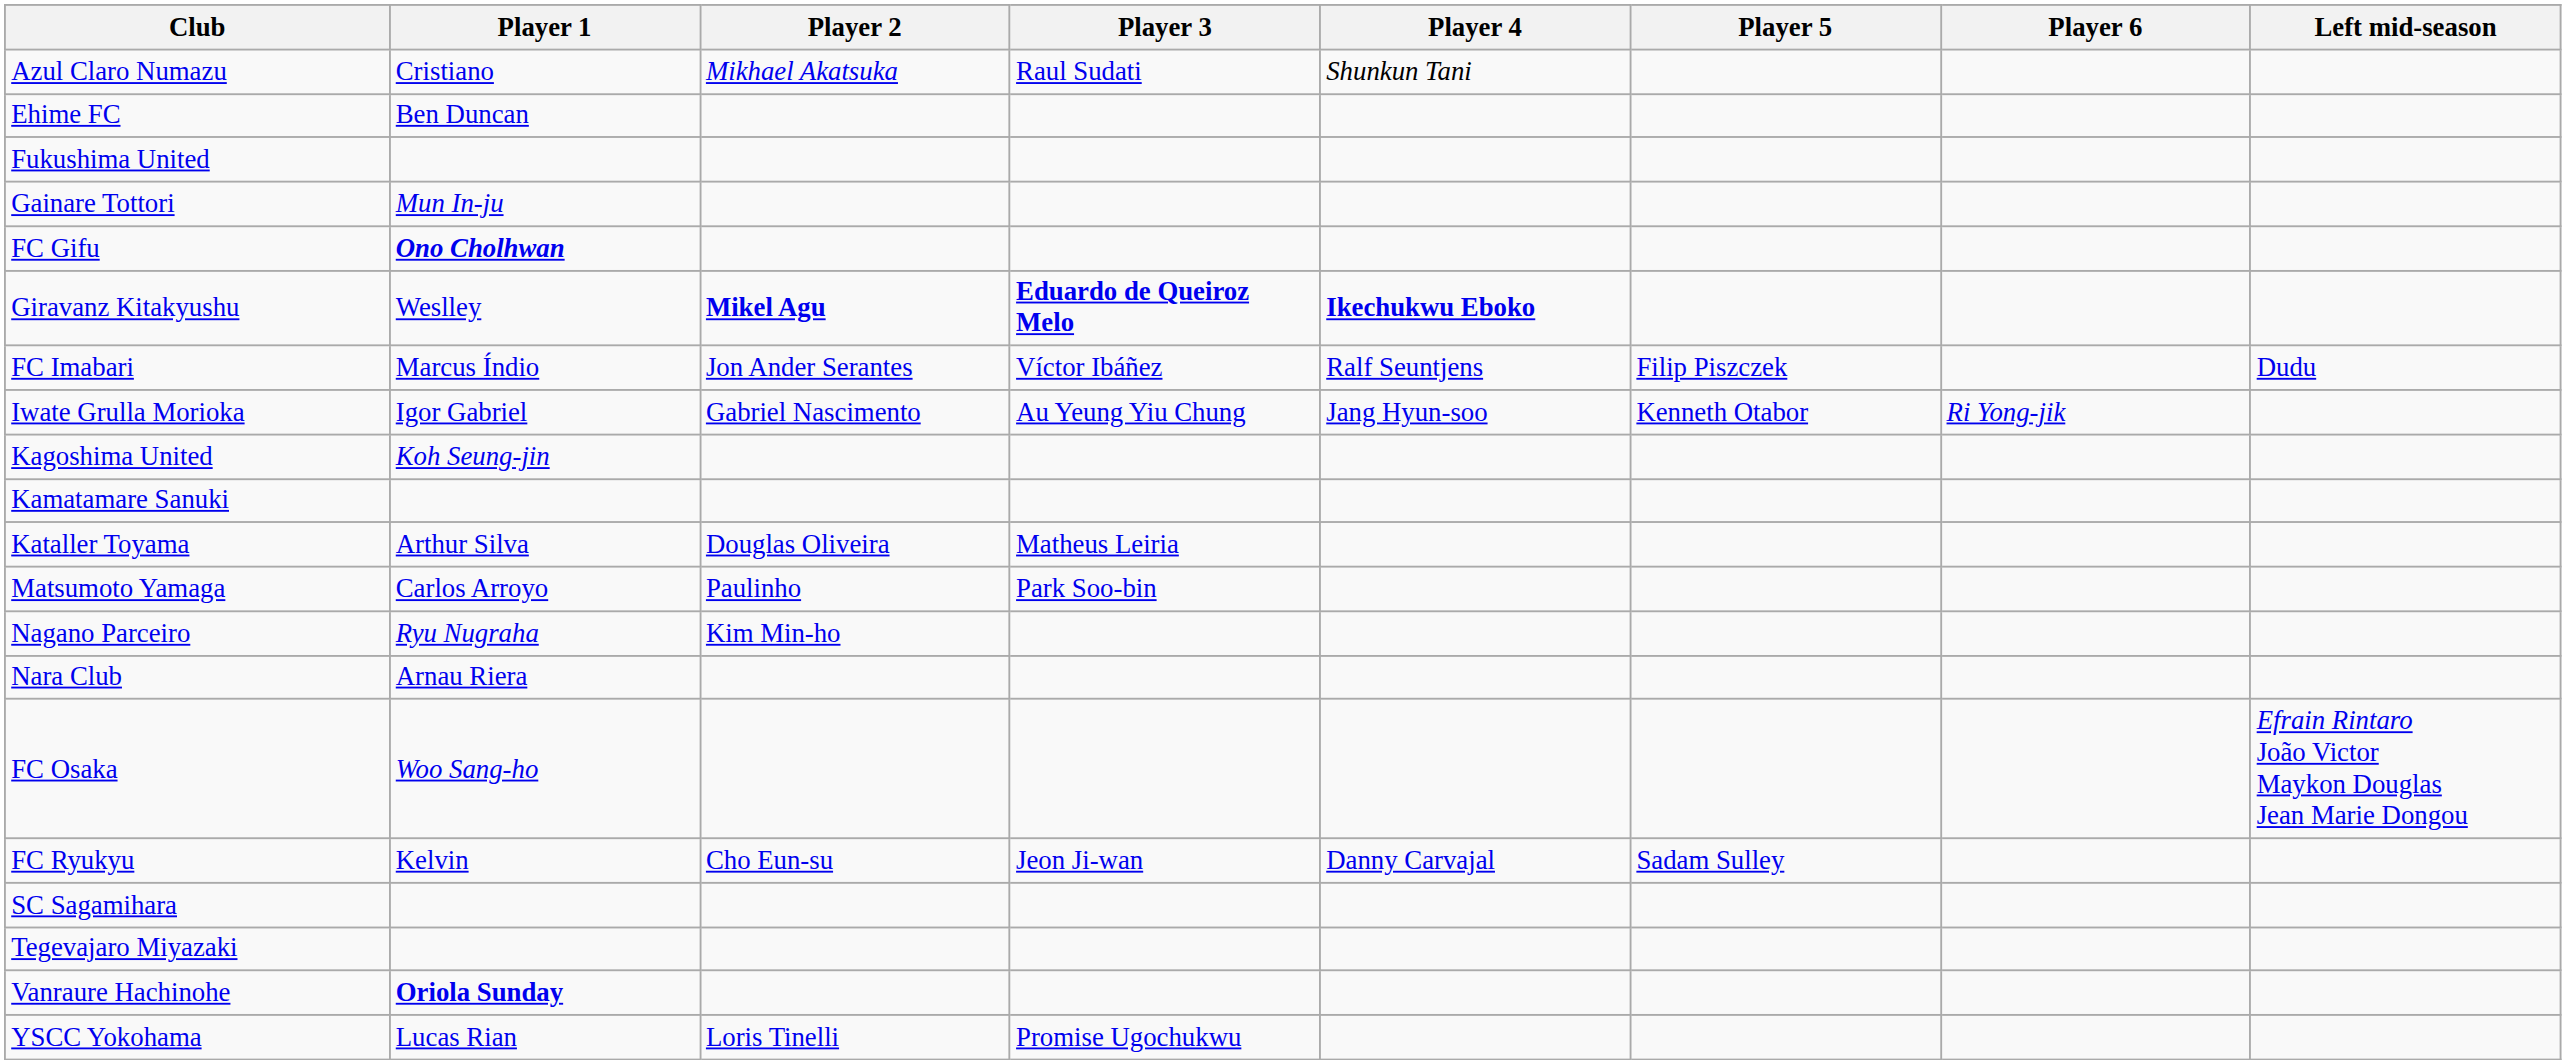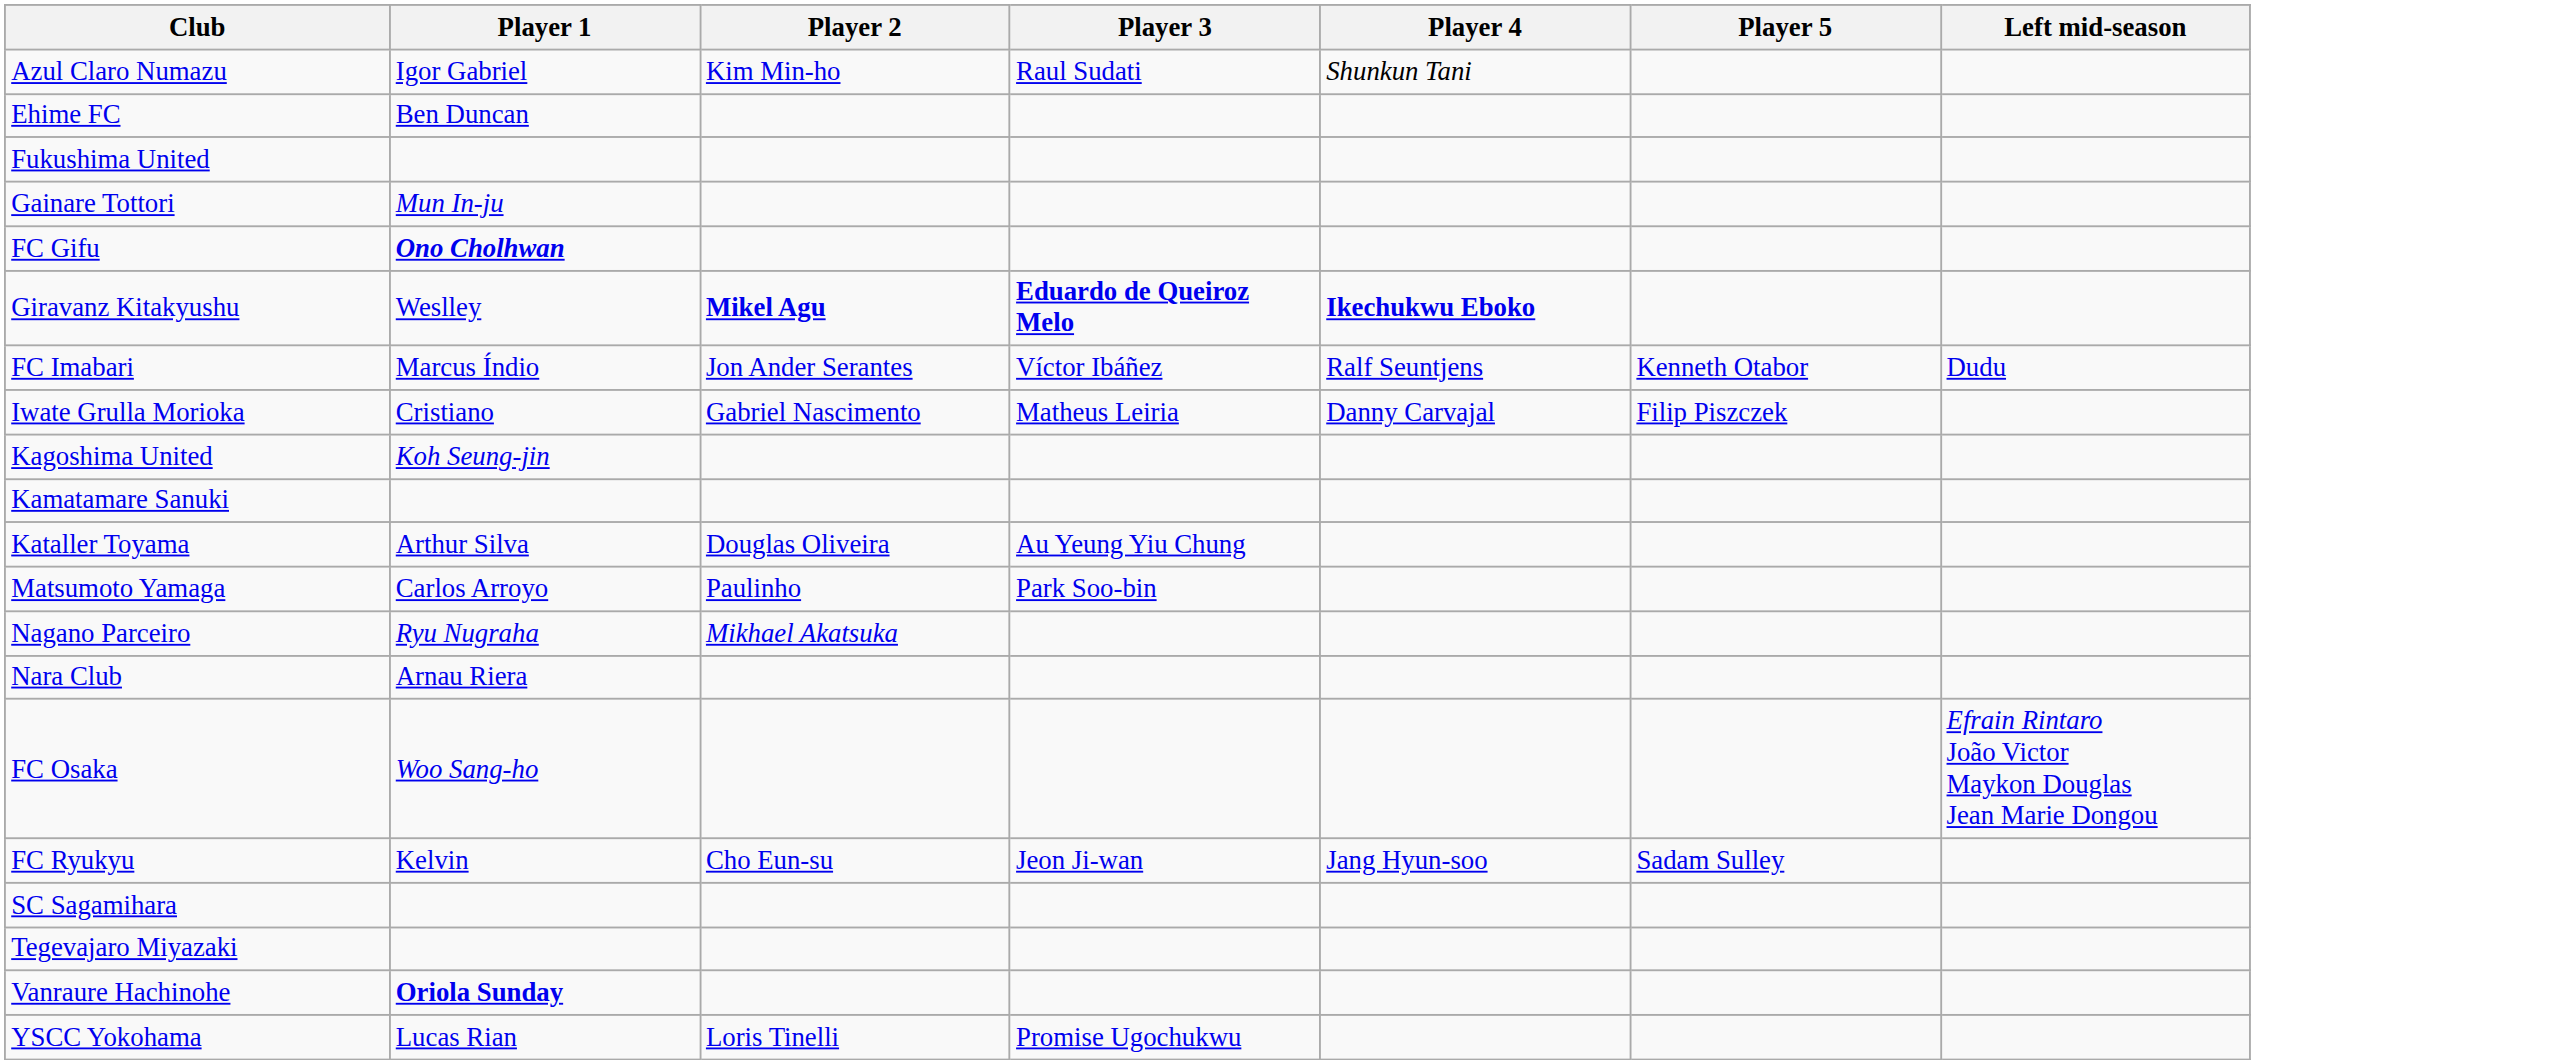- column: (2095, 26)
(445, 71) Cristiano -> (462, 71) Igor Gabriel
(802, 71) Mikhael Akatsuka -> (773, 71) Kim Min-ho
(1712, 367) Filip Piszczek -> (1722, 367) Kenneth Otabor
(462, 411) Igor Gabriel -> (445, 411) Cristiano
(1131, 411) Au Yeung Yiu Chung -> (1097, 411) Matheus Leiria
(1407, 411) Jang Hyun-soo -> (1411, 411) Danny Carvajal
(1722, 411) Kenneth Otabor -> (1712, 411) Filip Piszczek
(1097, 544) Matheus Leiria -> (1131, 544) Au Yeung Yiu Chung
(773, 632) Kim Min-ho -> (802, 632) Mikhael Akatsuka
(1411, 860) Danny Carvajal -> (1407, 860) Jang Hyun-soo
